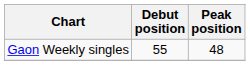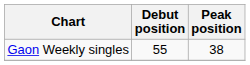(216, 49) 48 -> (216, 49) 38
